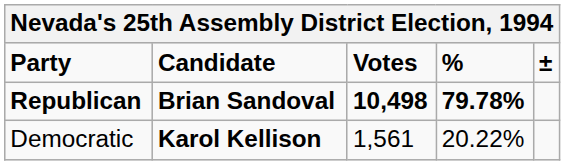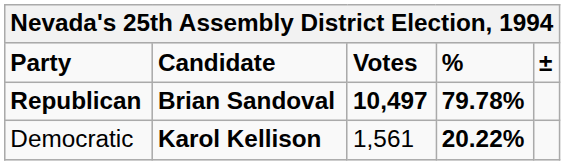(390, 100) 10,498 -> (390, 100) 10,497
(483, 139) normal -> (483, 139) bold
